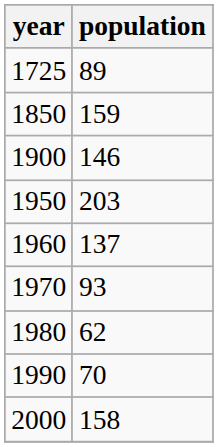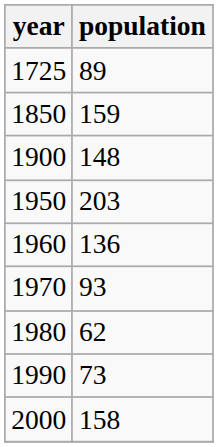(100, 157) 146 -> (100, 157) 148
(100, 244) 137 -> (100, 244) 136
(93, 375) 70 -> (93, 375) 73
